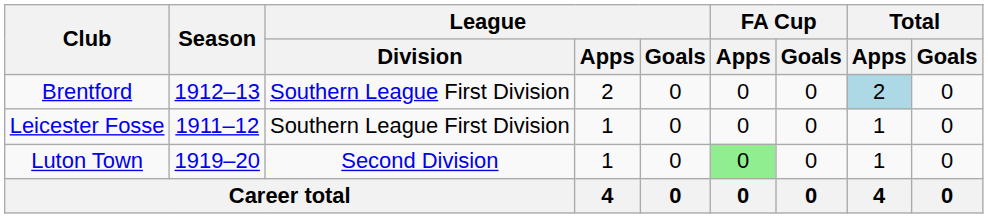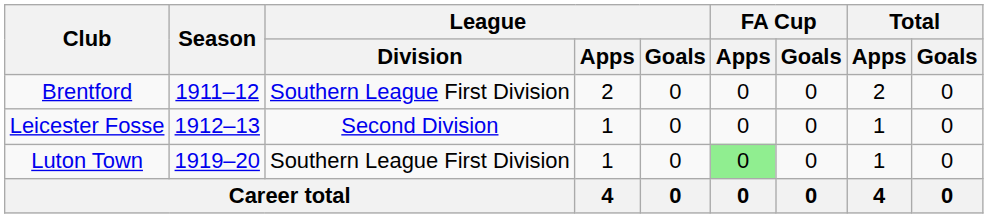(217, 91) 1912–13 -> (217, 91) 1911–12
(879, 91) lightblue background -> (879, 91) no background
(217, 126) 1911–12 -> (217, 126) 1912–13
(420, 126) Southern League First Division -> (420, 126) Second Division
(420, 160) Second Division -> (420, 160) Southern League First Division
